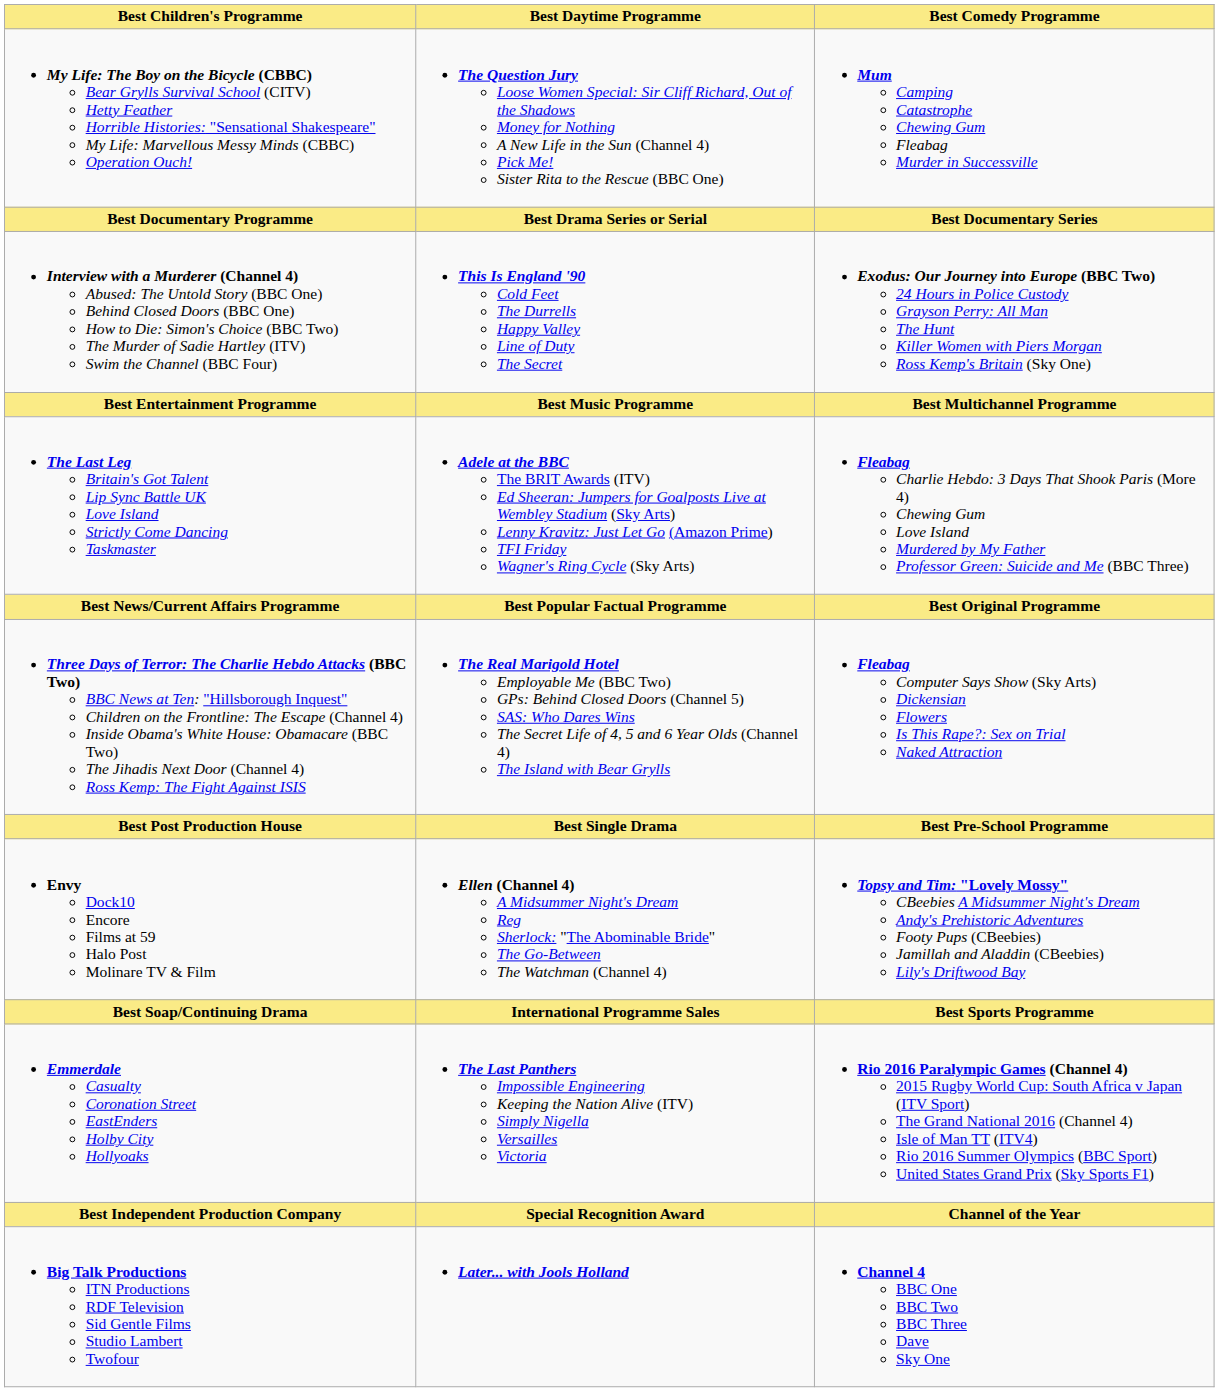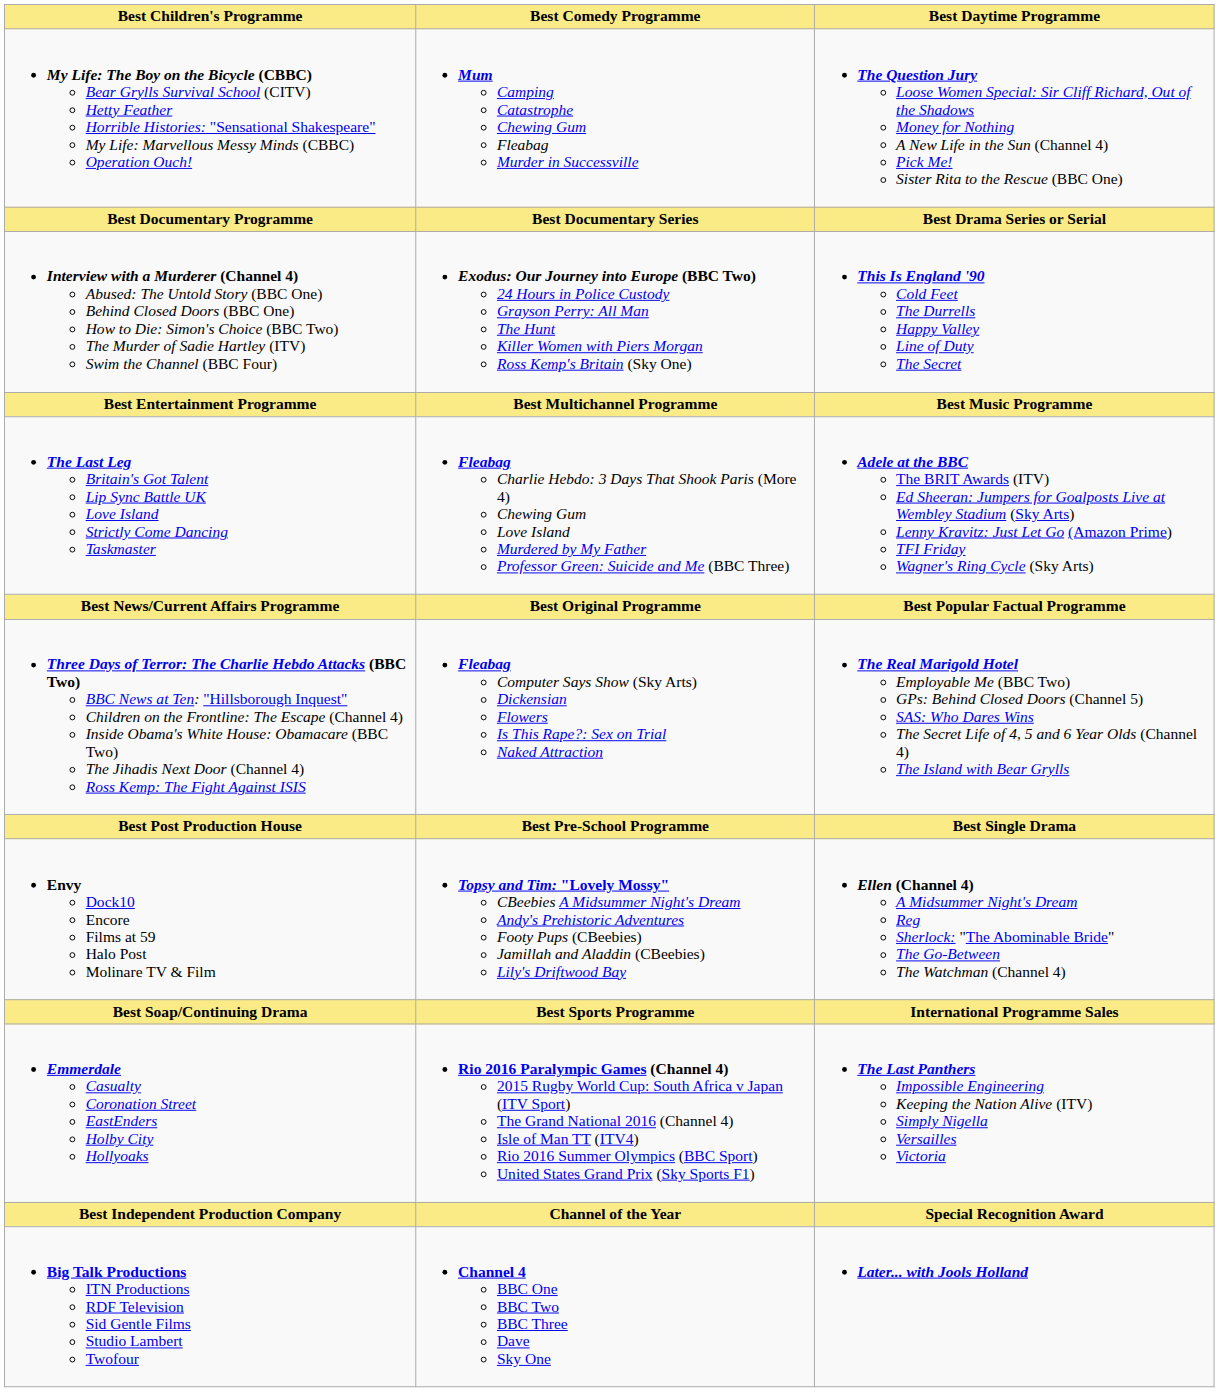columns swapped: (1014, 16) <-> (615, 16)
